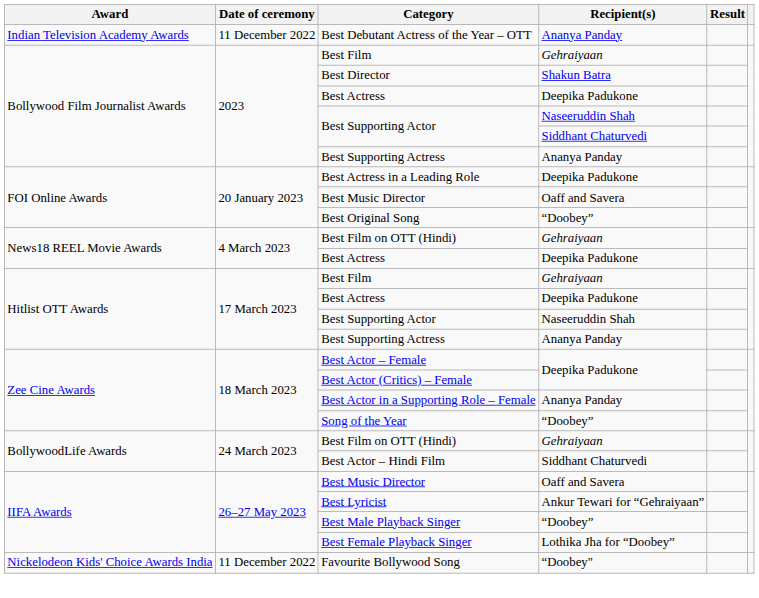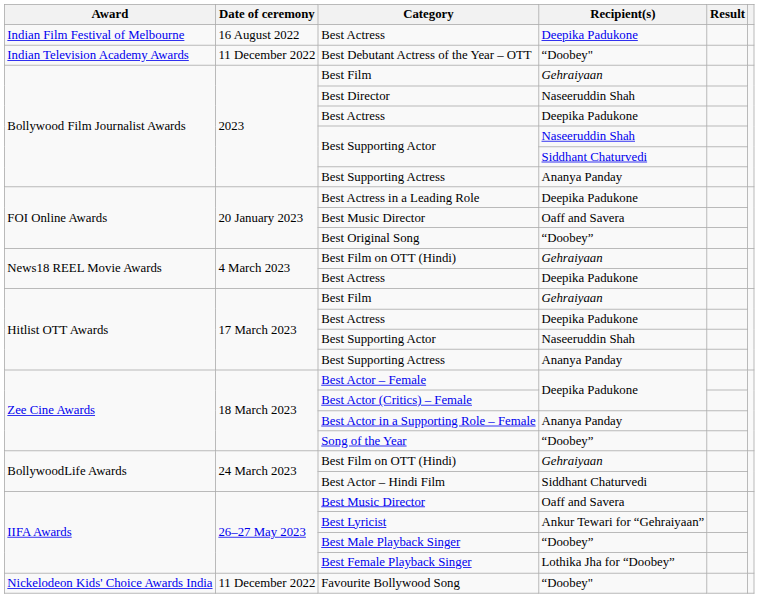+ row: (96, 34)
(582, 34) Ananya Panday -> (567, 55) “Doobey"
(576, 75) Shakun Batra -> (588, 95) Naseeruddin Shah
